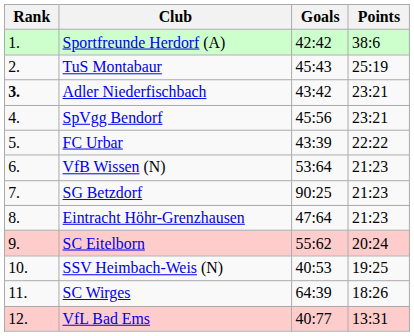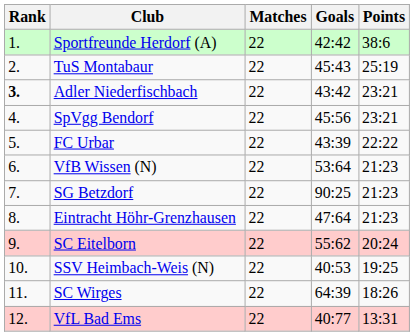+ column: (278, 17)
